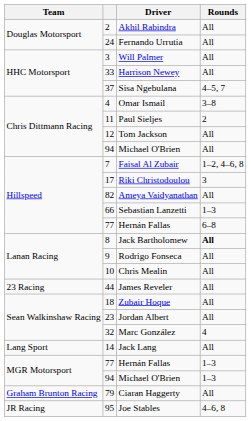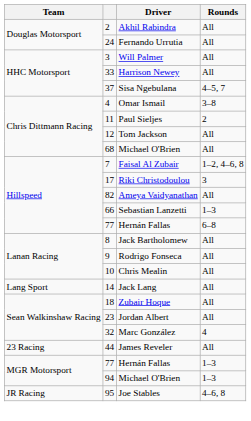(110, 149) 94 -> (110, 149) 68
(208, 240) bold -> (208, 240) normal
rows swapped: (27, 347) <-> (25, 286)
- row: (52, 393)
